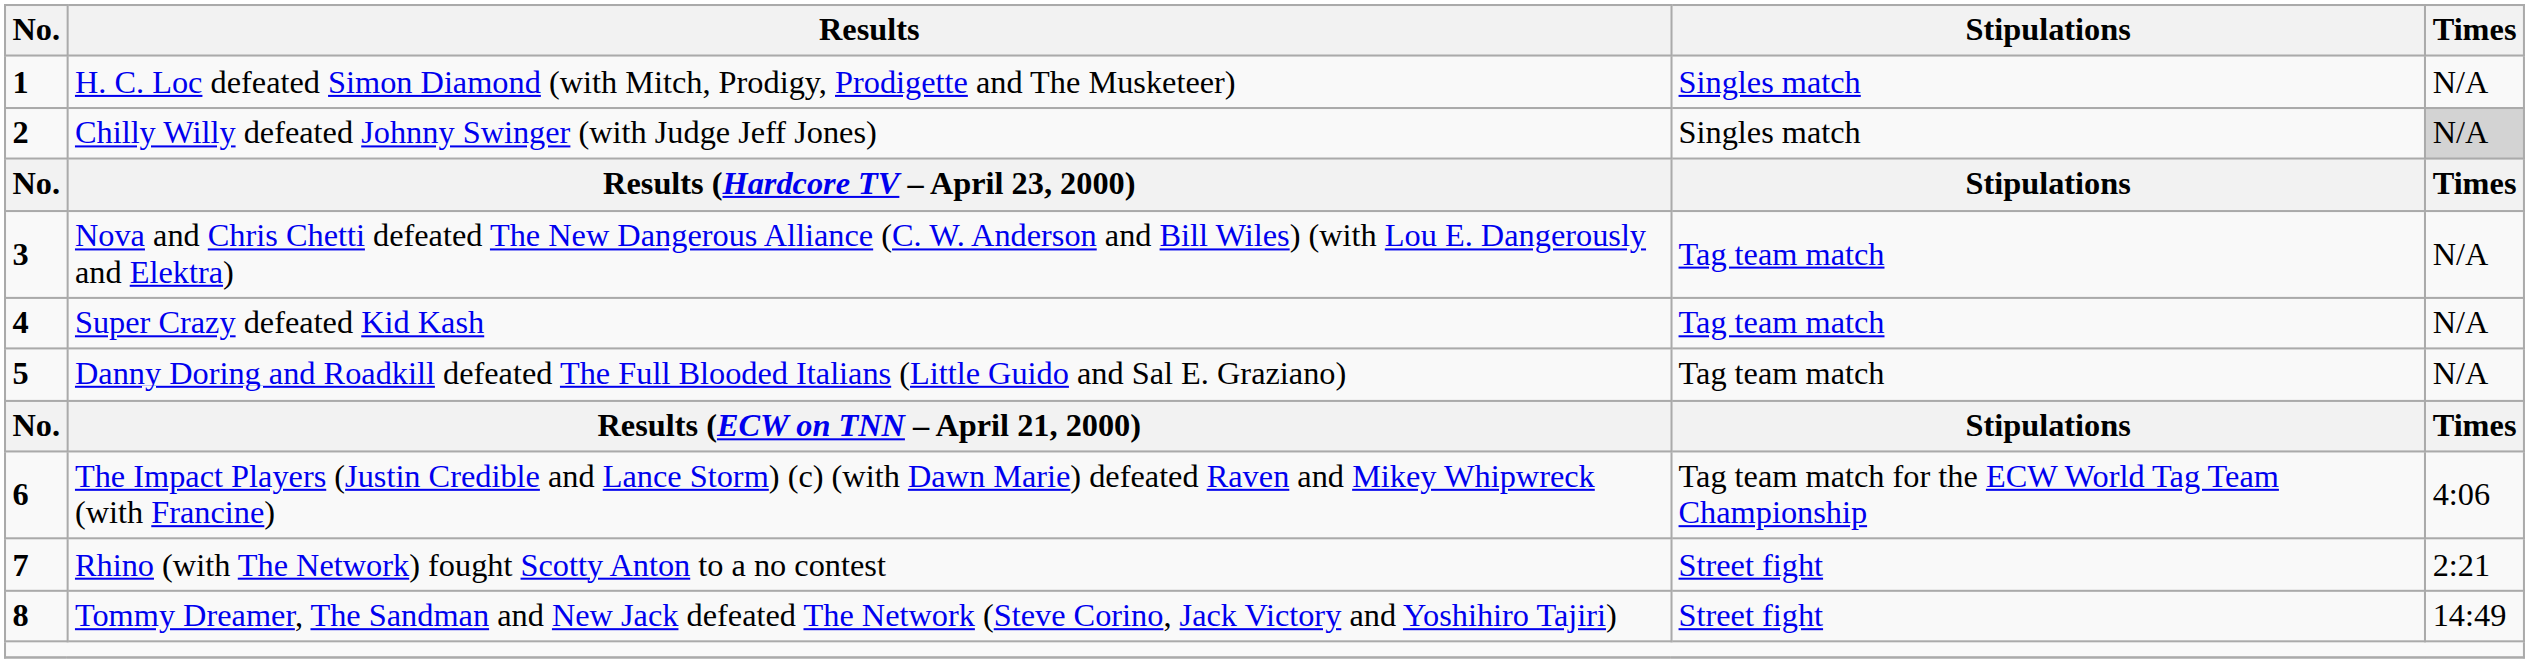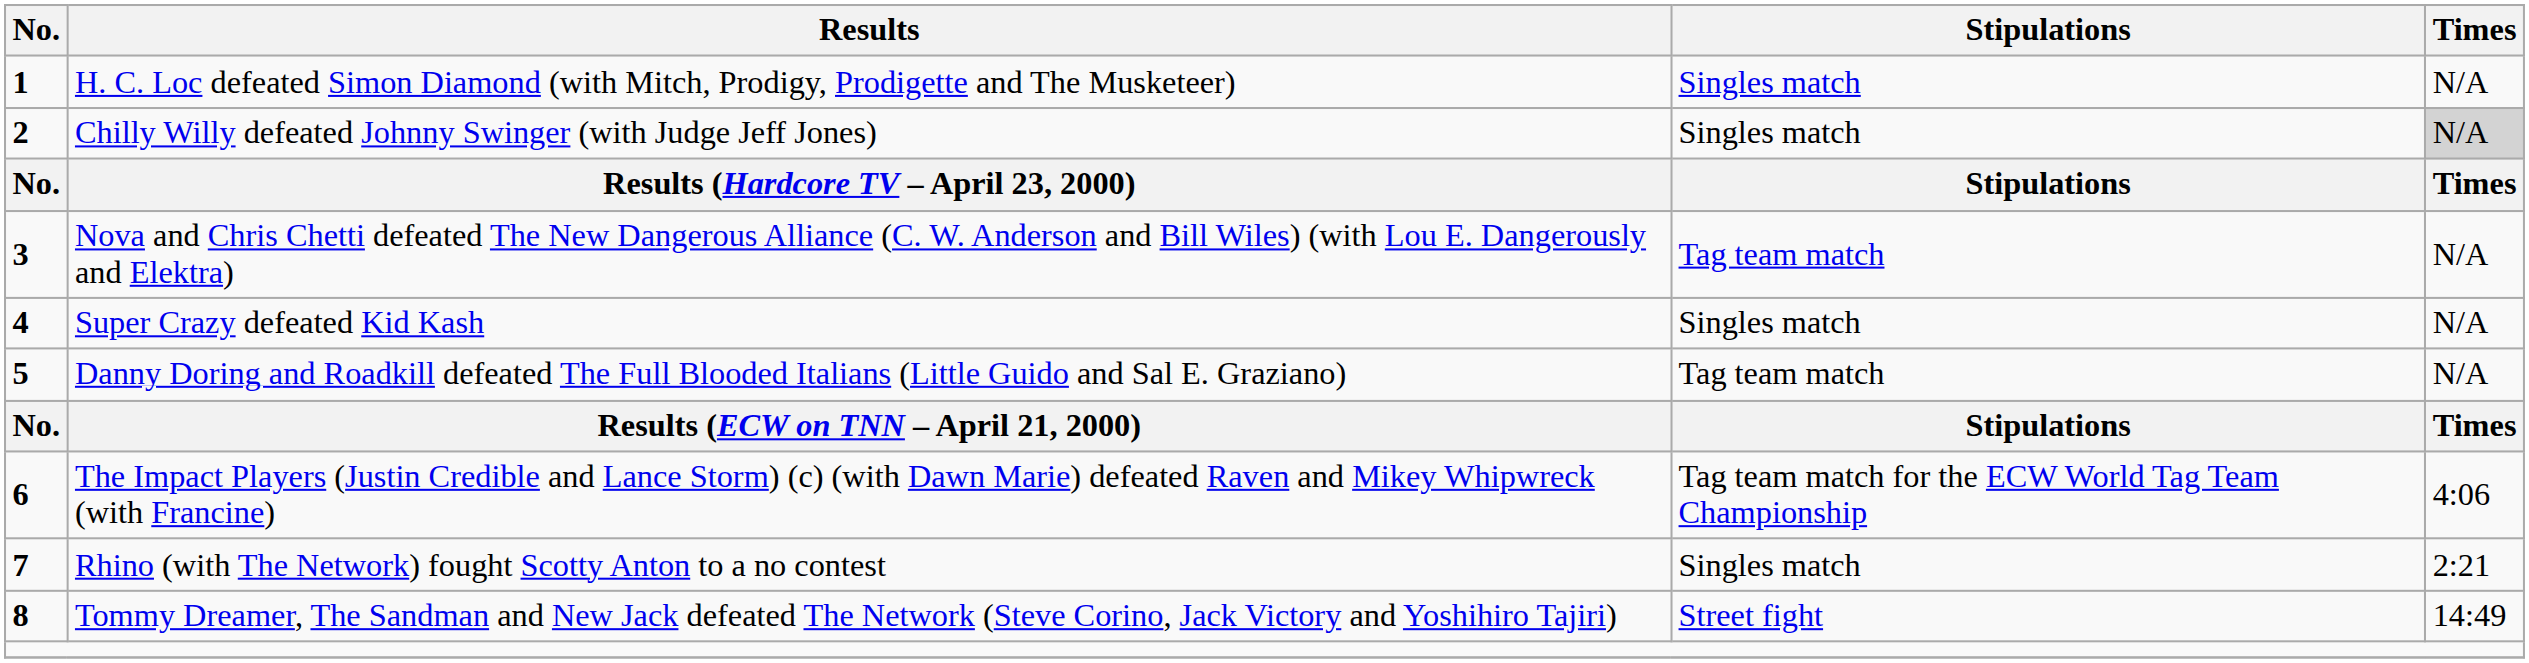(1782, 322) Tag team match -> (1770, 322) Singles match
(1751, 564) Street fight -> (1770, 564) Singles match
